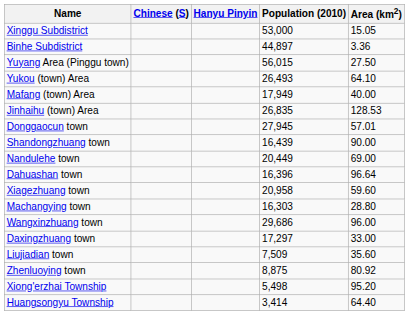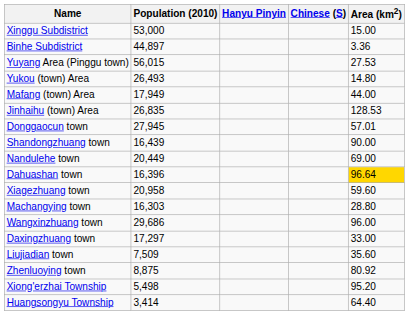columns swapped: (161, 13) <-> (304, 13)
(363, 31) 15.05 -> (363, 31) 15.00
(363, 63) 27.50 -> (363, 63) 27.53
(363, 79) 64.10 -> (363, 79) 14.80
(363, 95) 40.00 -> (363, 95) 44.00
(363, 175) no background -> (363, 175) gold background
